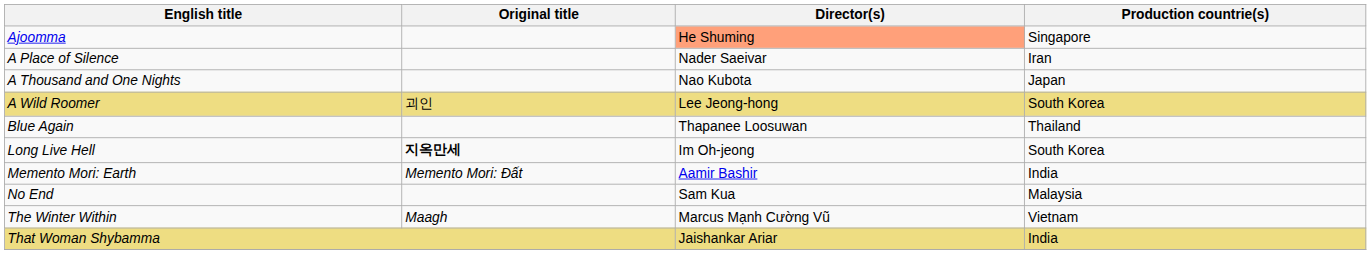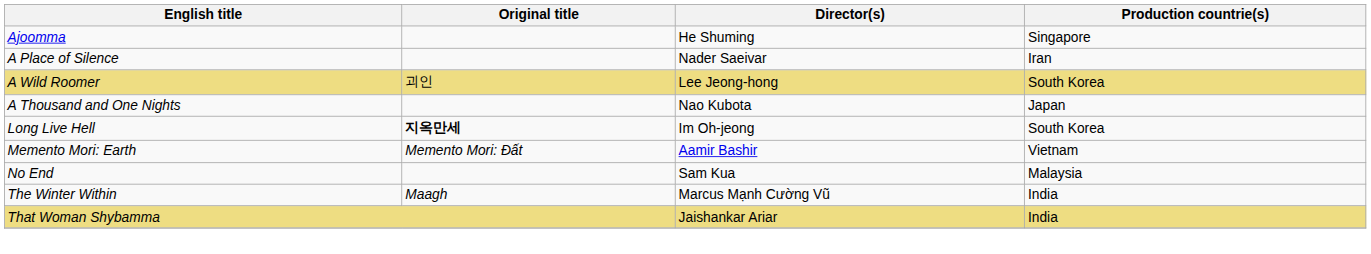(716, 37) lightsalmon background -> (716, 37) no background
rows swapped: (94, 80) <-> (54, 103)
- row: (41, 127)
(1043, 173) India -> (1053, 151) Vietnam
(1053, 216) Vietnam -> (1043, 195) India
